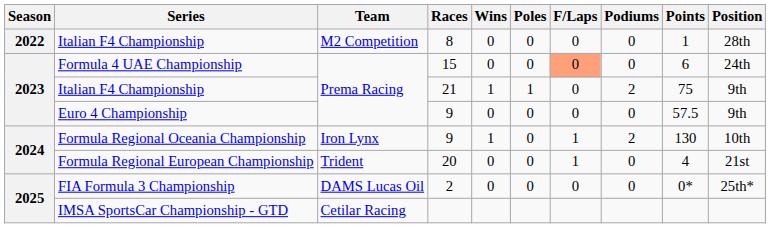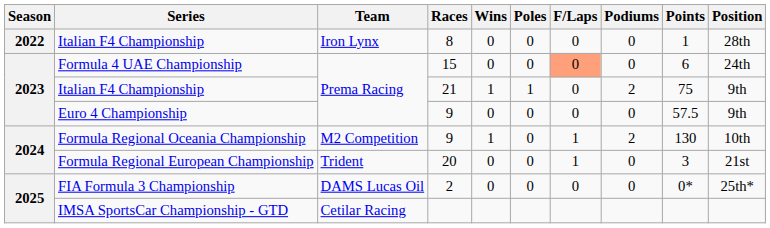(369, 41) M2 Competition -> (350, 41) Iron Lynx
(350, 138) Iron Lynx -> (369, 138) M2 Competition
(685, 162) 4 -> (685, 162) 3
